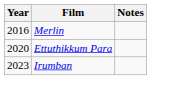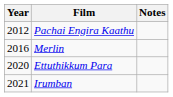+ row: (84, 30)
(18, 65) 2023 -> (18, 83) 2021
